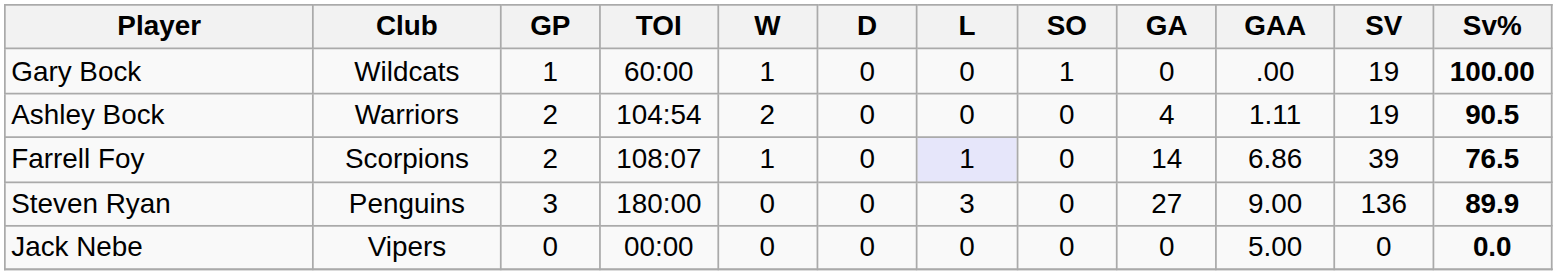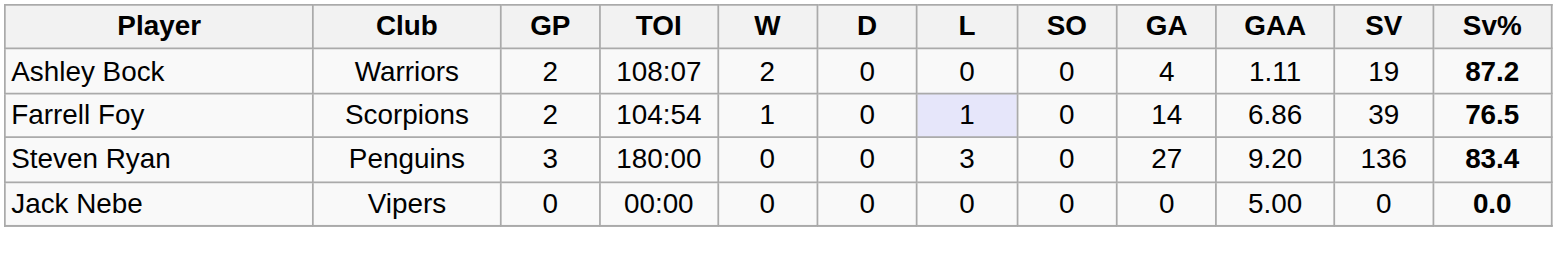- row: (76, 70)
(659, 114) 104:54 -> (659, 70) 108:07
(1492, 114) 90.5 -> (1492, 70) 87.2
(659, 159) 108:07 -> (659, 114) 104:54
(1275, 203) 9.00 -> (1275, 159) 9.20
(1492, 203) 89.9 -> (1492, 159) 83.4
